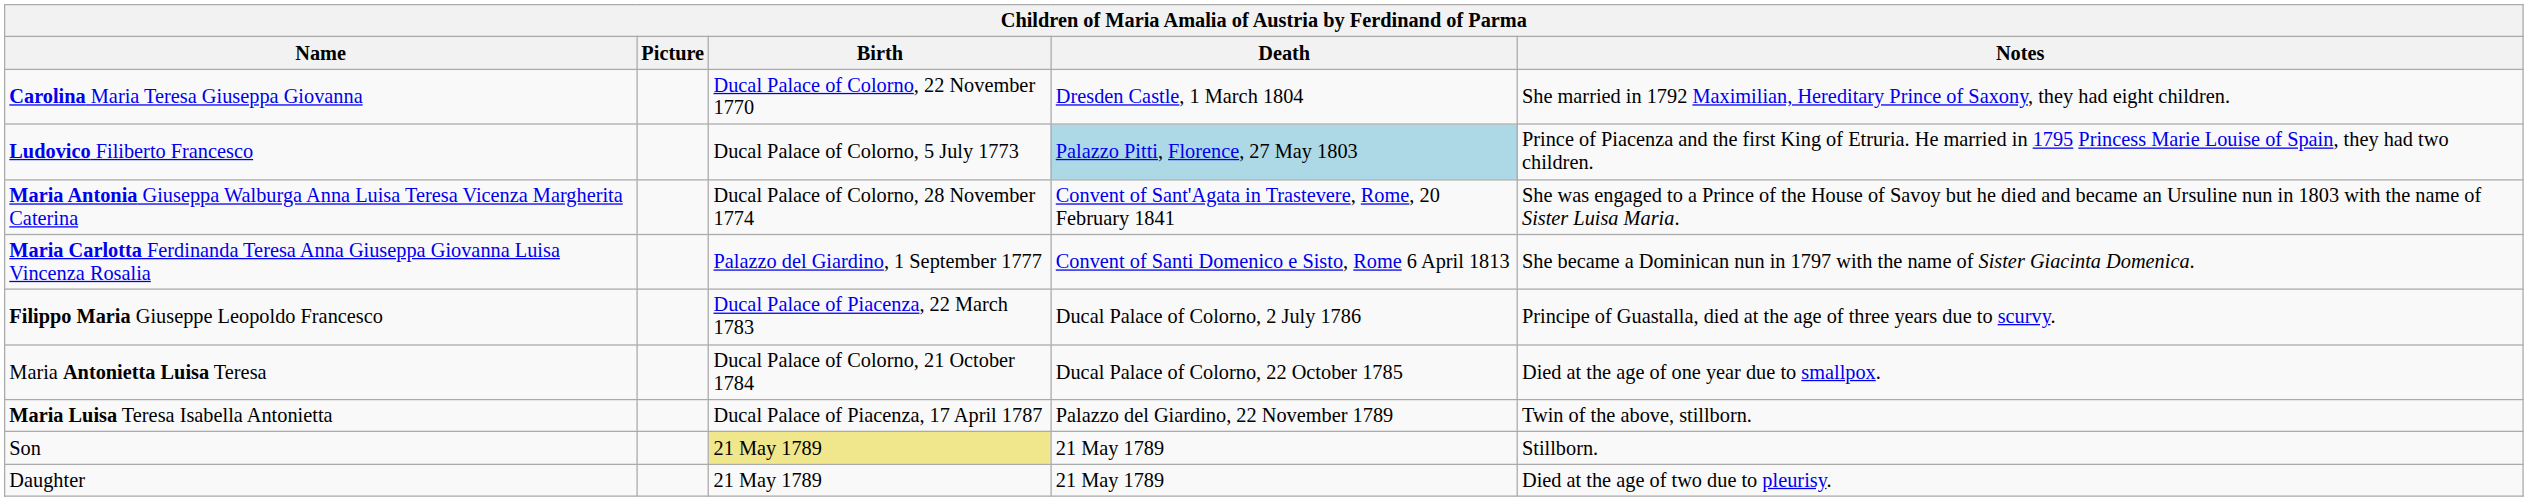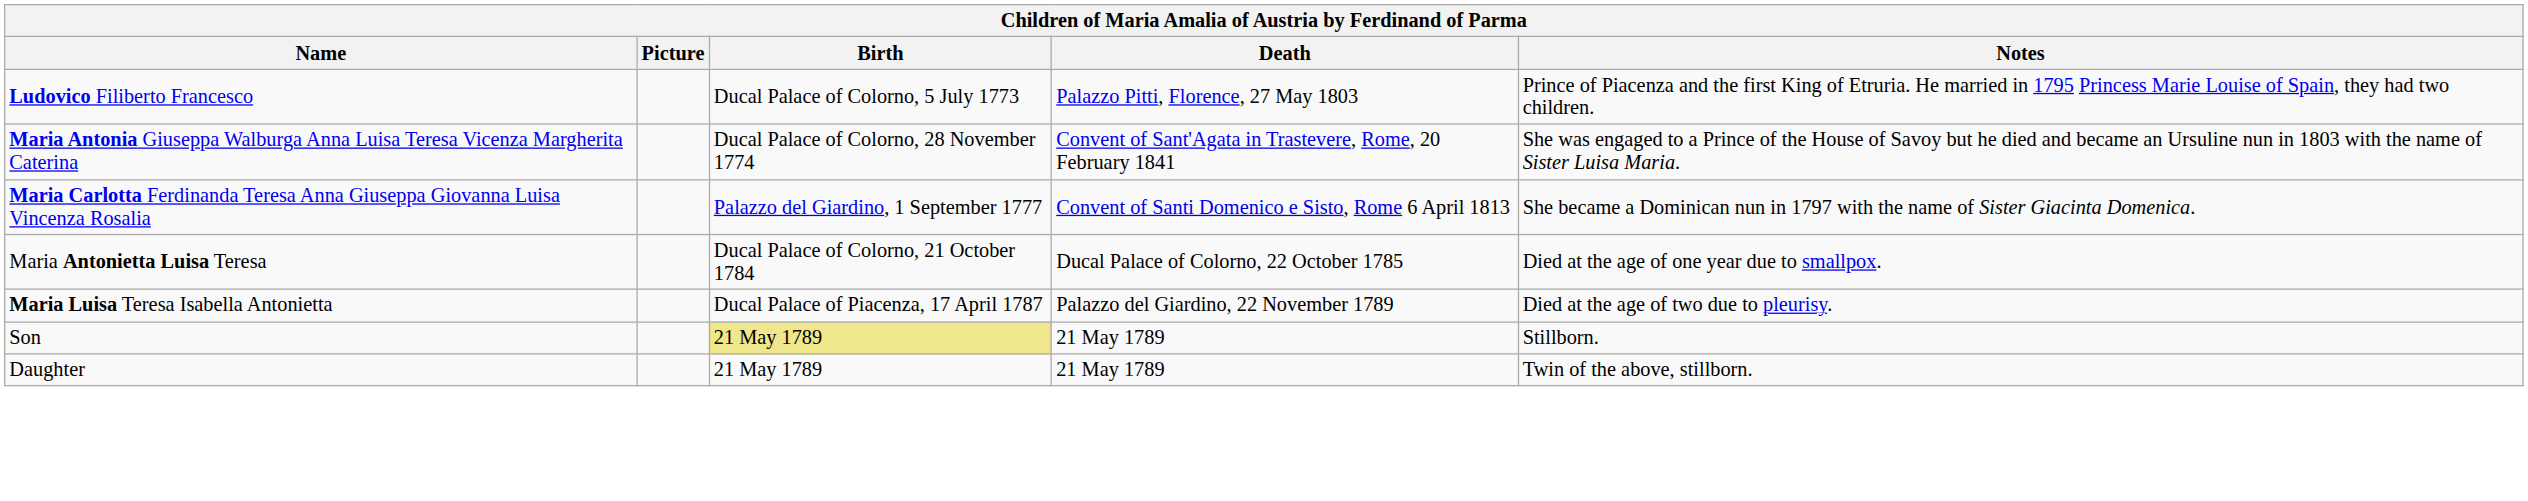- row: (186, 96)
(1207, 151) lightblue background -> (1207, 96) no background
- row: (196, 316)
(1637, 415) Twin of the above, stillborn. -> (1677, 305) Died at the age of two due to pleurisy.
(1677, 480) Died at the age of two due to pleurisy. -> (1638, 369) Twin of the above, stillborn.
